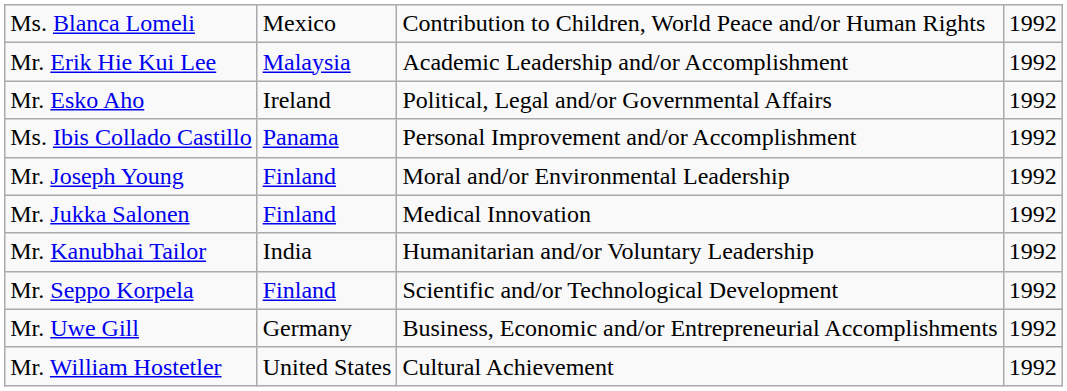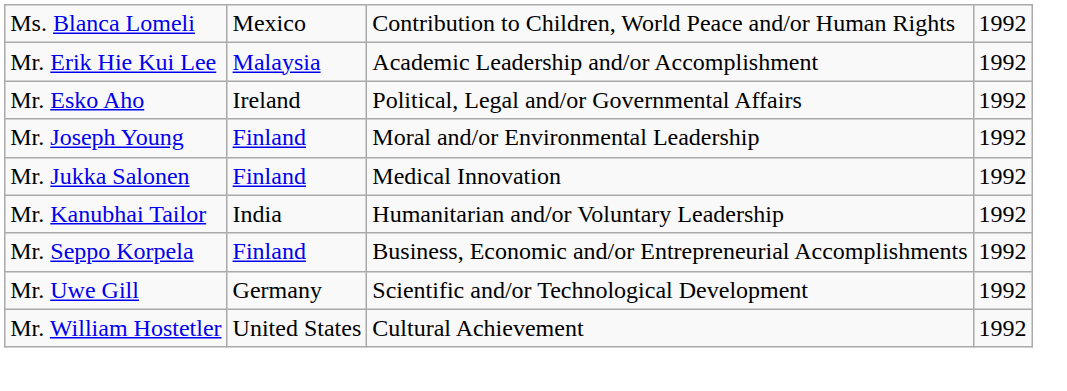- row: (131, 137)
(620, 289) Scientific and/or Technological Development -> (670, 251) Business, Economic and/or Entrepreneurial Accomplishments
(700, 328) Business, Economic and/or Entrepreneurial Accomplishments -> (590, 289) Scientific and/or Technological Development
